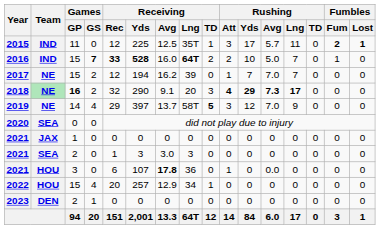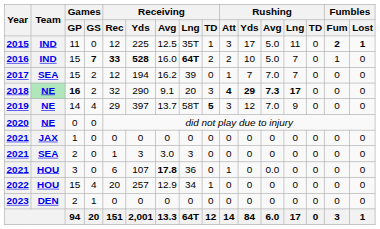(272, 43) 5.7 -> (272, 43) 5.0
(48, 75) NE -> (48, 75) SEA
(48, 122) SEA -> (48, 122) NE
